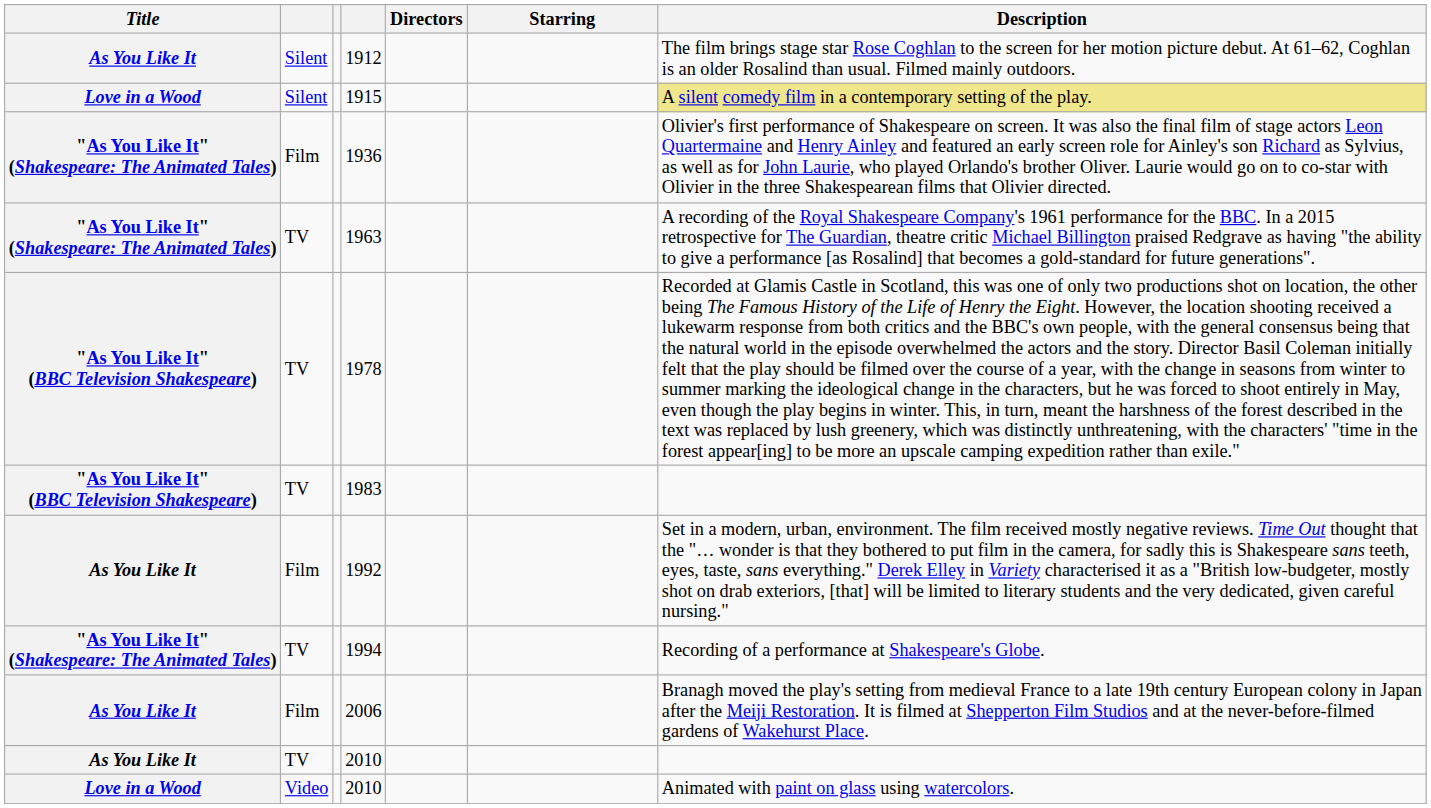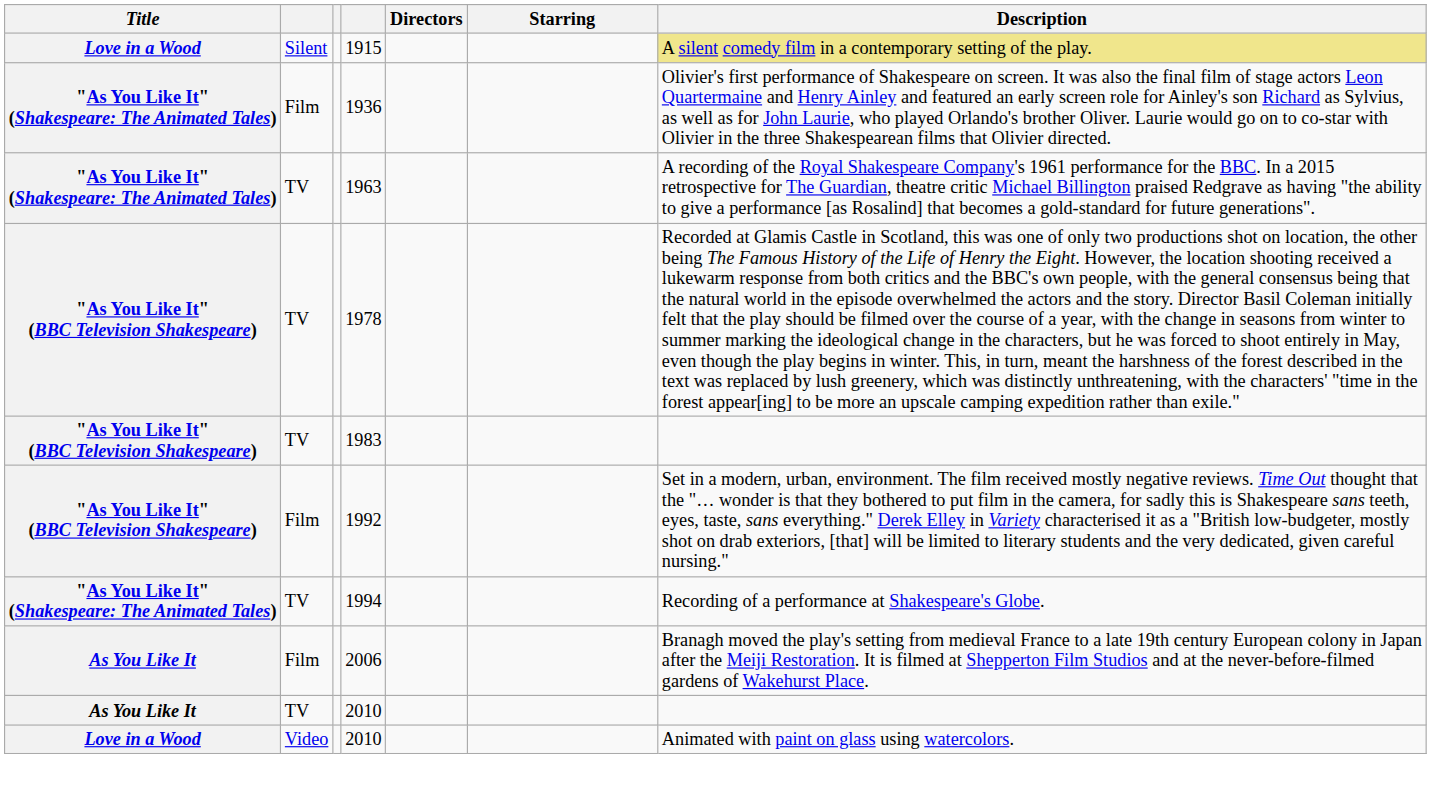- row: (306, 58)
(143, 570) As You Like It -> (143, 520) "As You Like It" (BBC Television Shakespeare)
